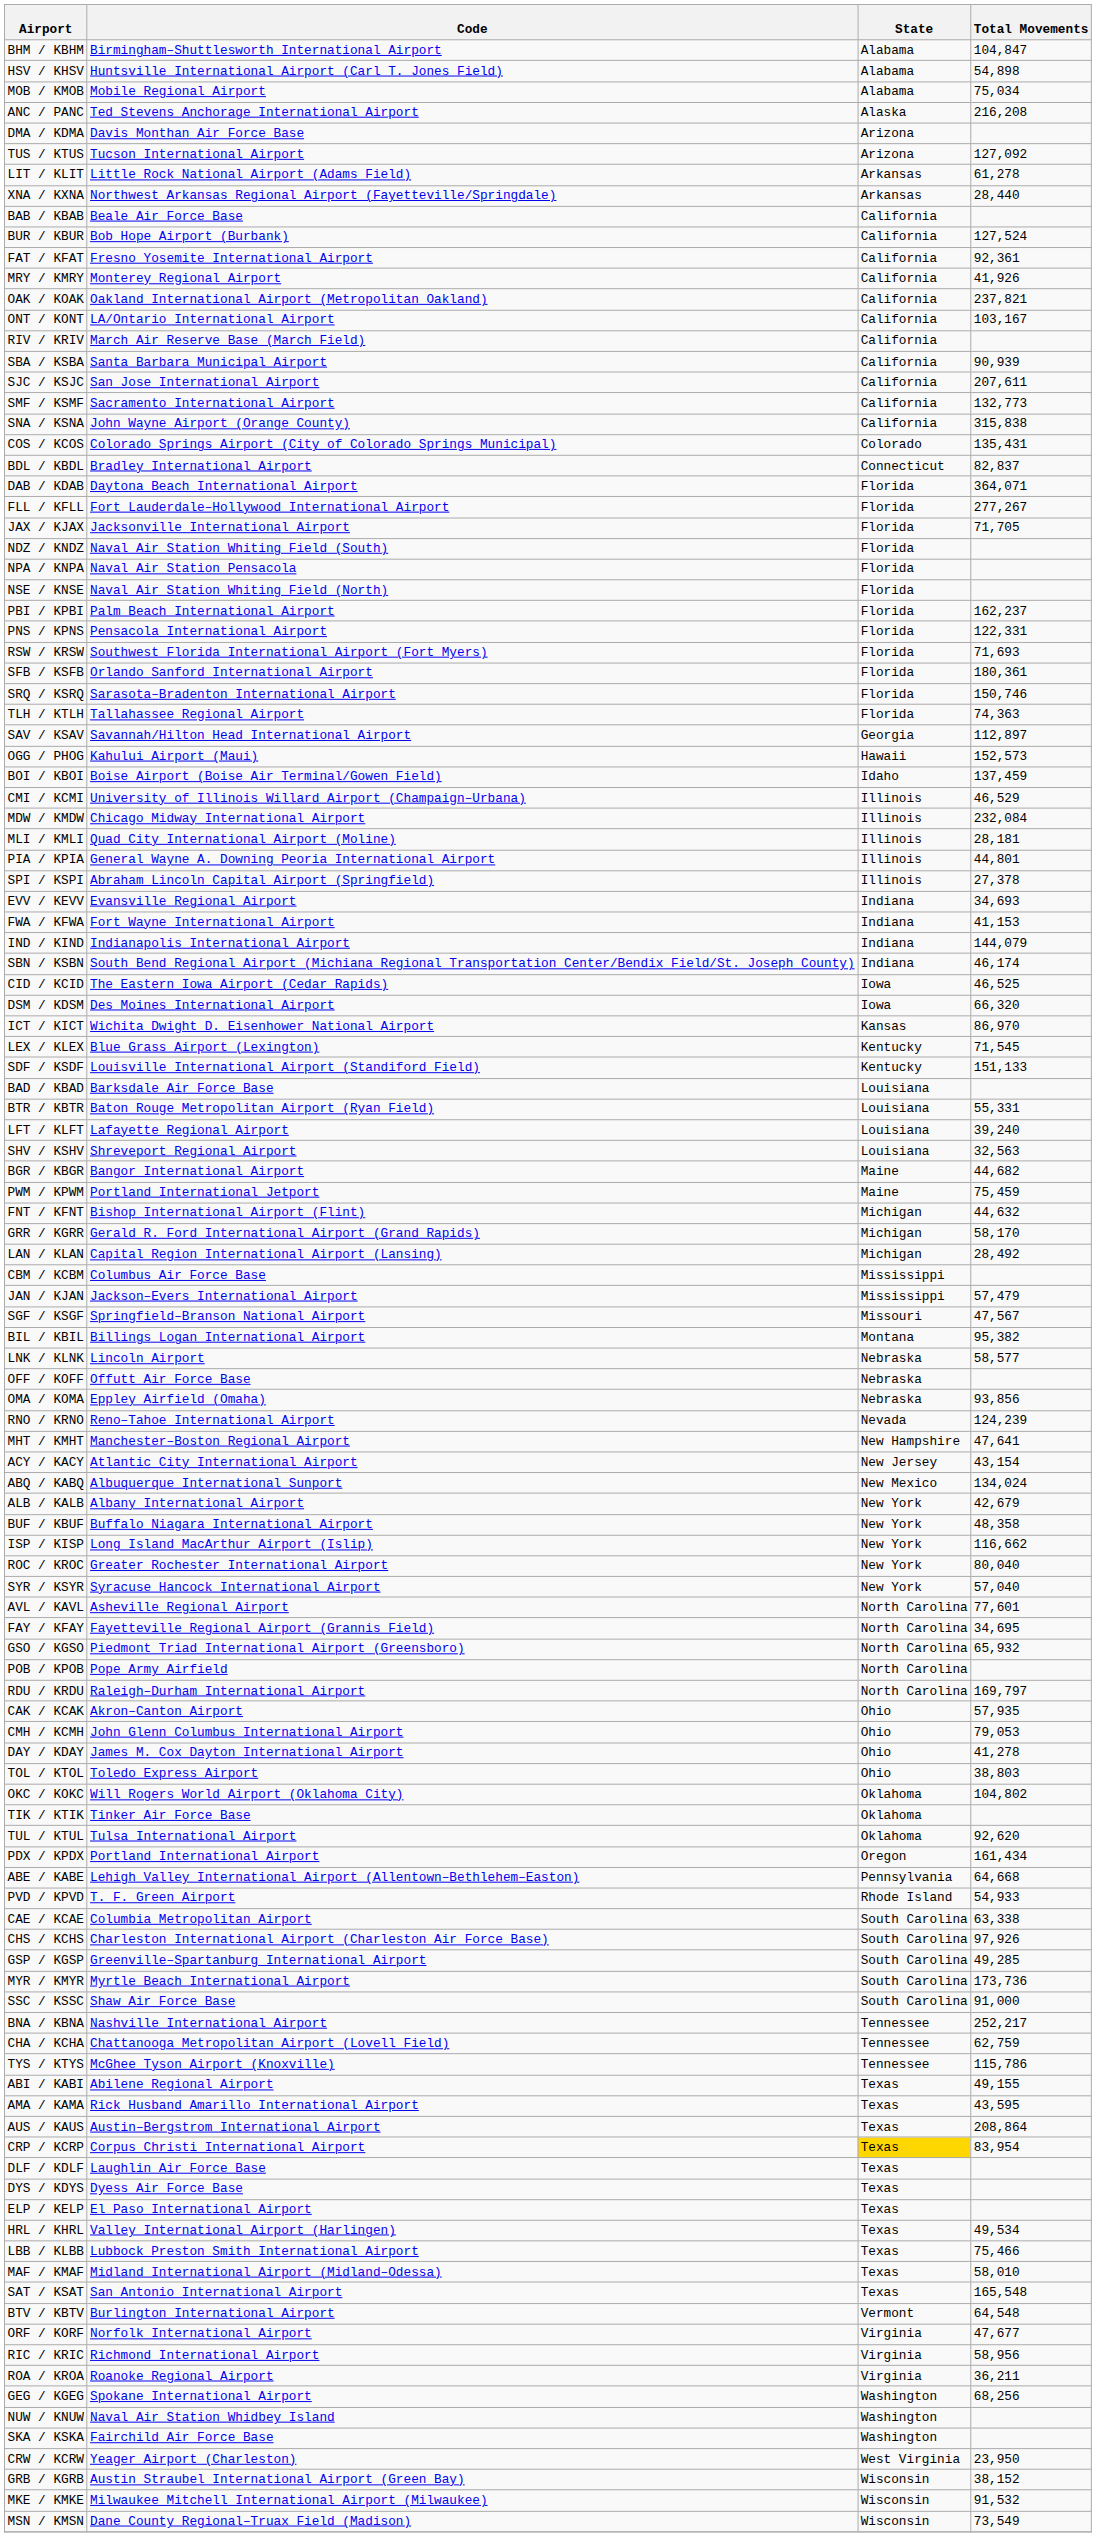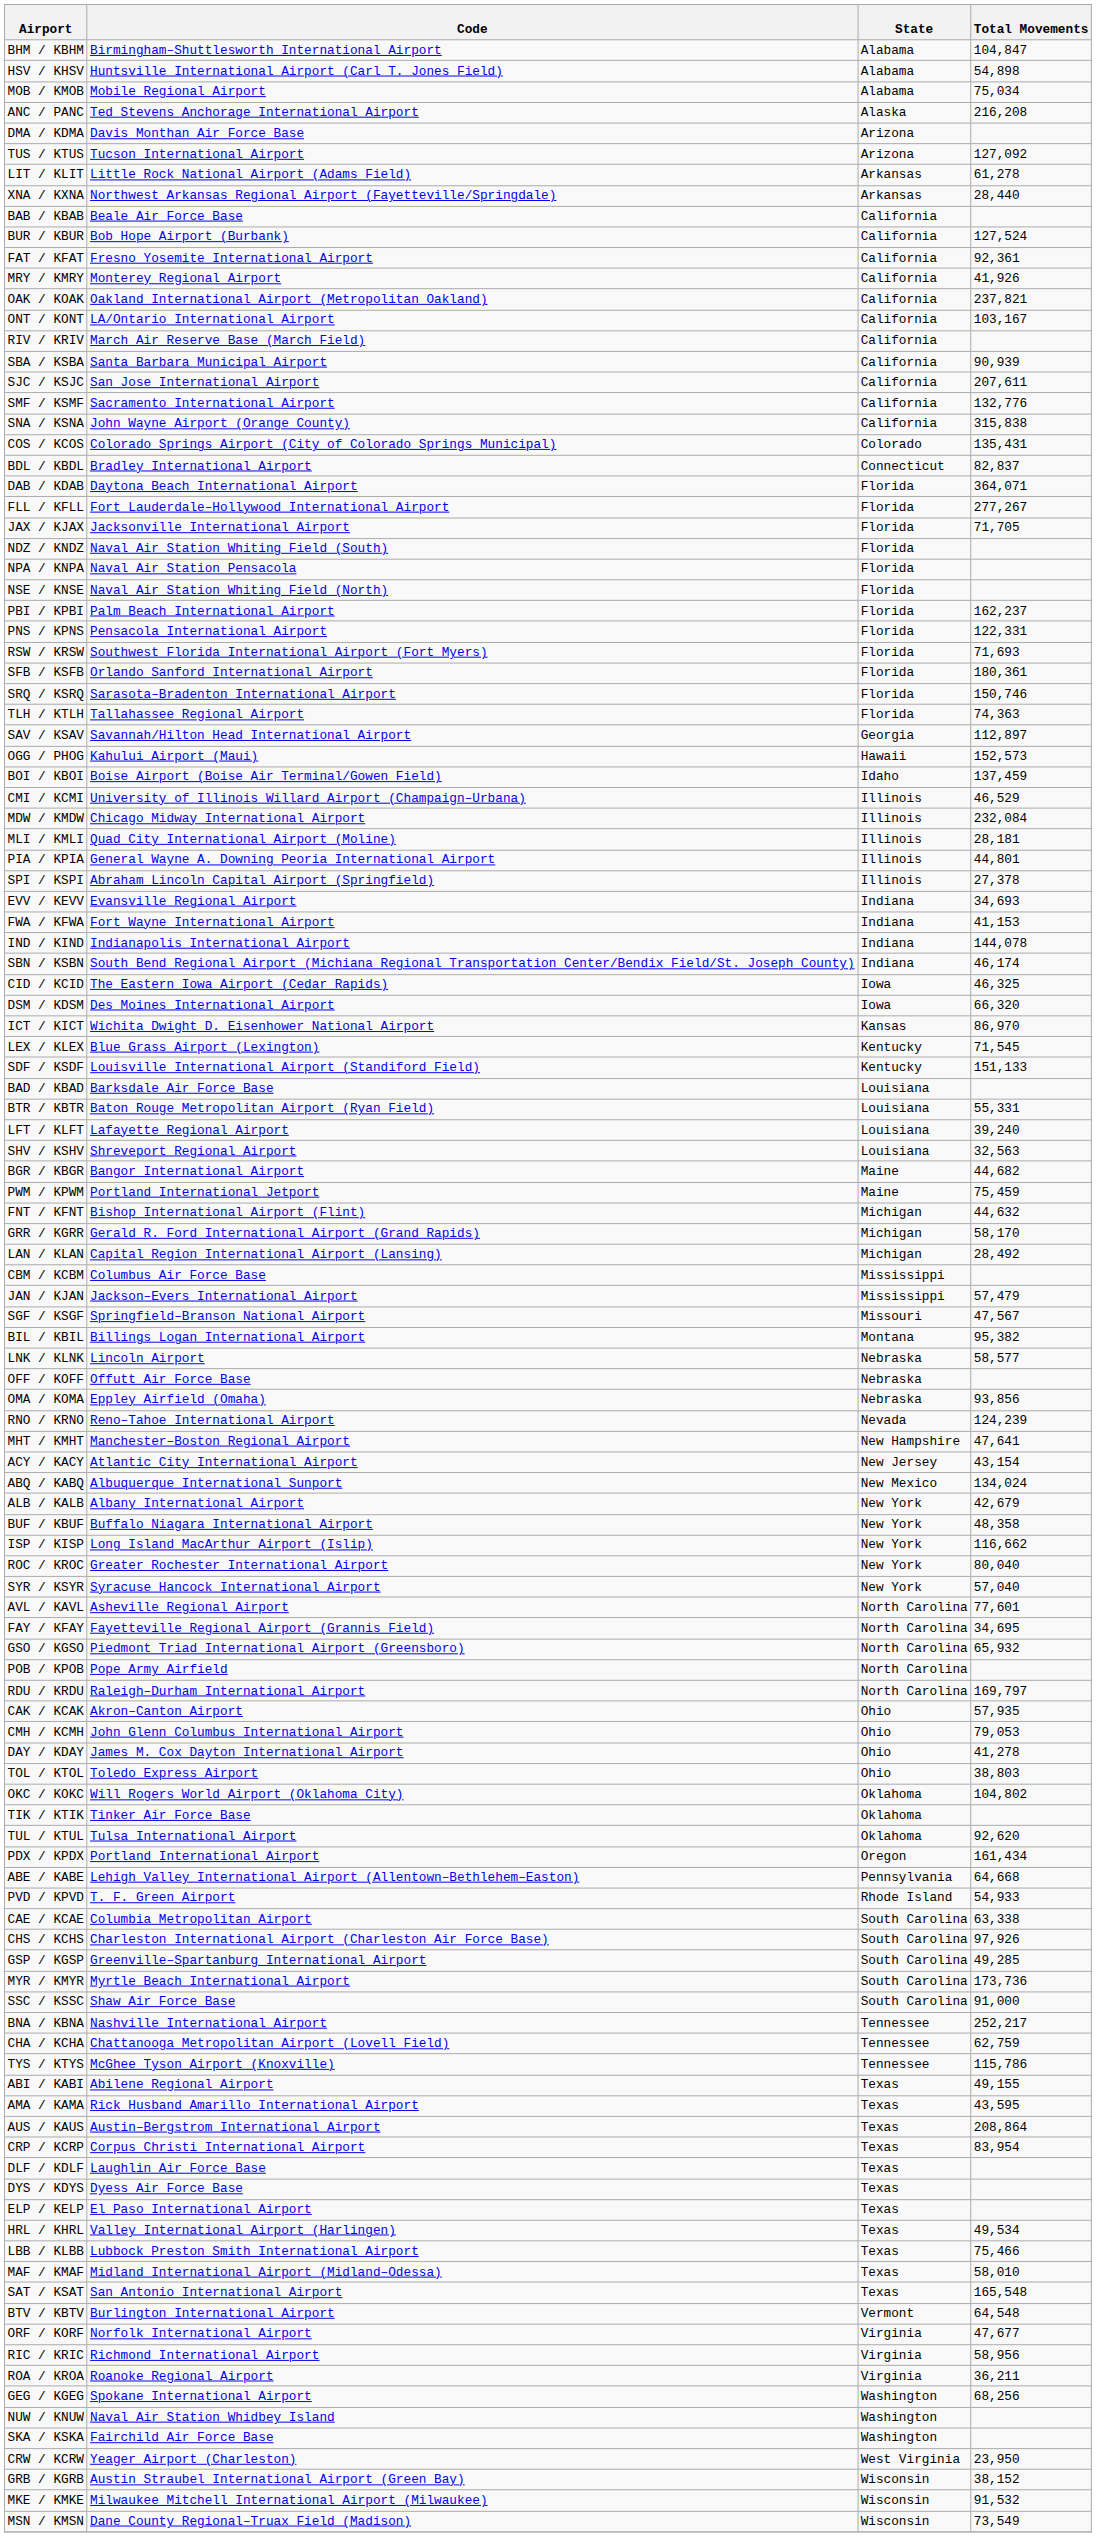(1000, 403) 132,773 -> (1000, 403) 132,776
(1000, 943) 144,079 -> (1000, 943) 144,078
(997, 985) 46,525 -> (997, 985) 46,325
(880, 2147) gold background -> (880, 2147) no background
